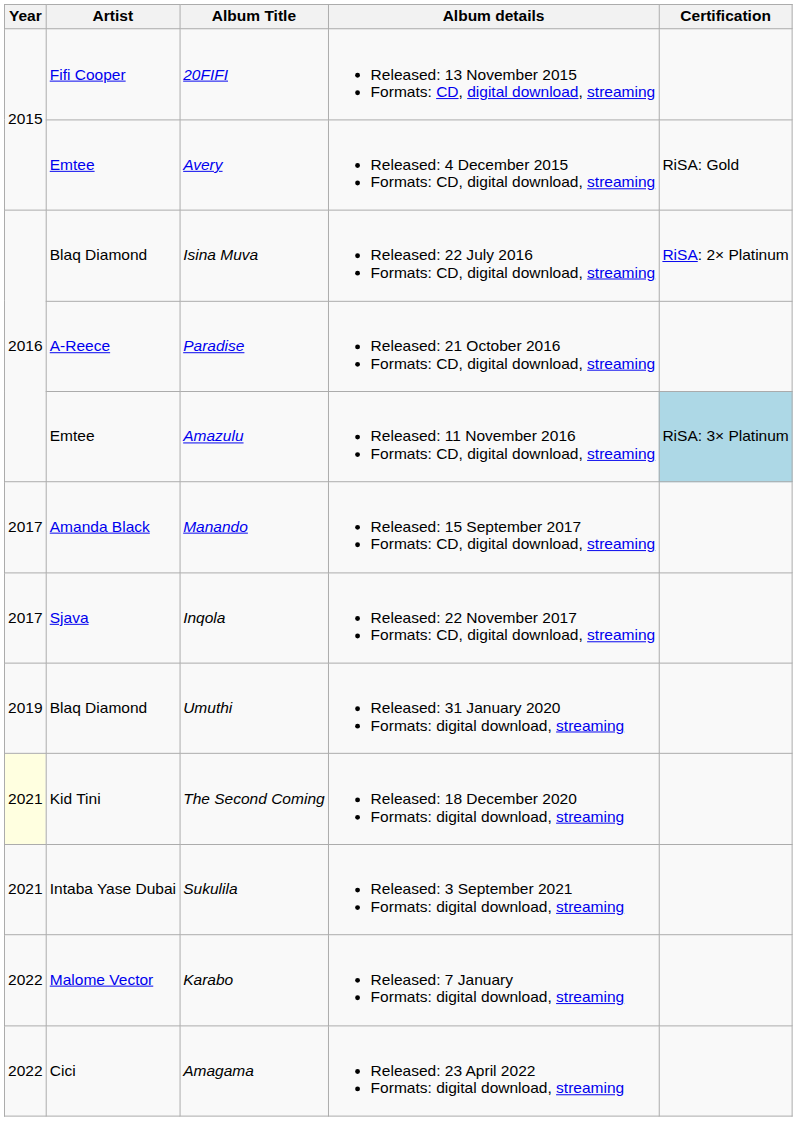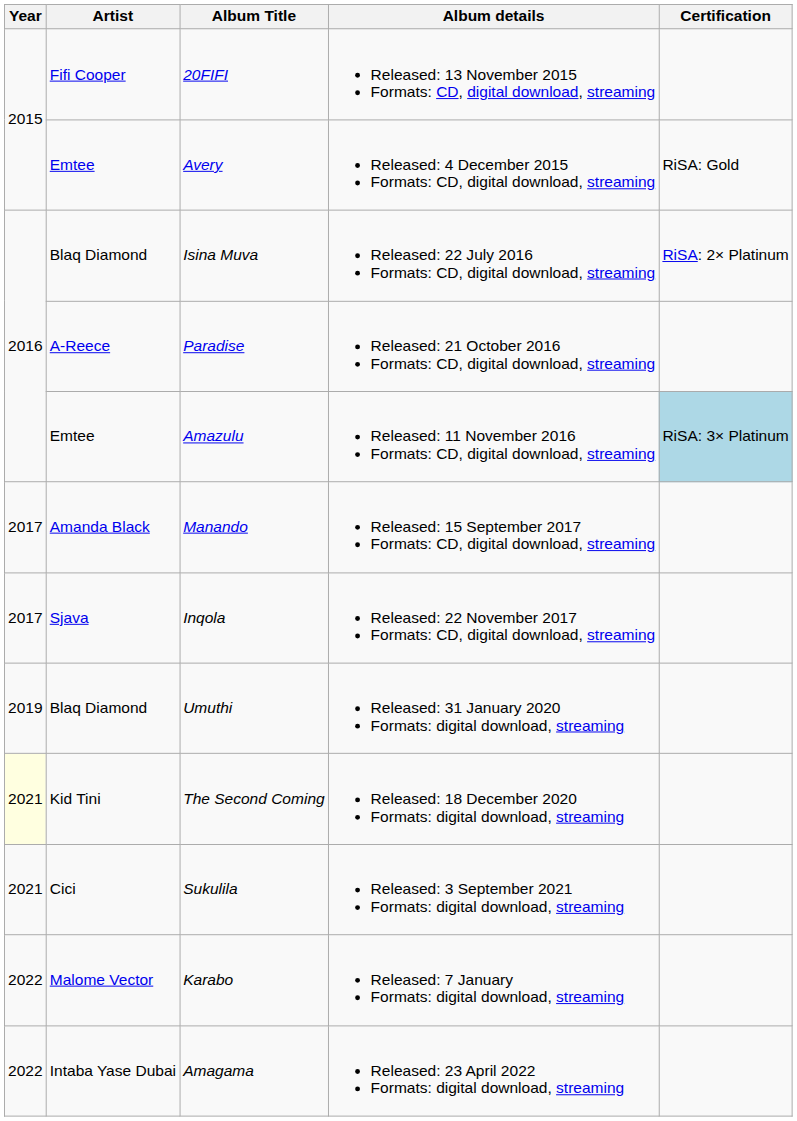(113, 889) Intaba Yase Dubai -> (63, 889) Cici
(63, 1070) Cici -> (113, 1070) Intaba Yase Dubai
